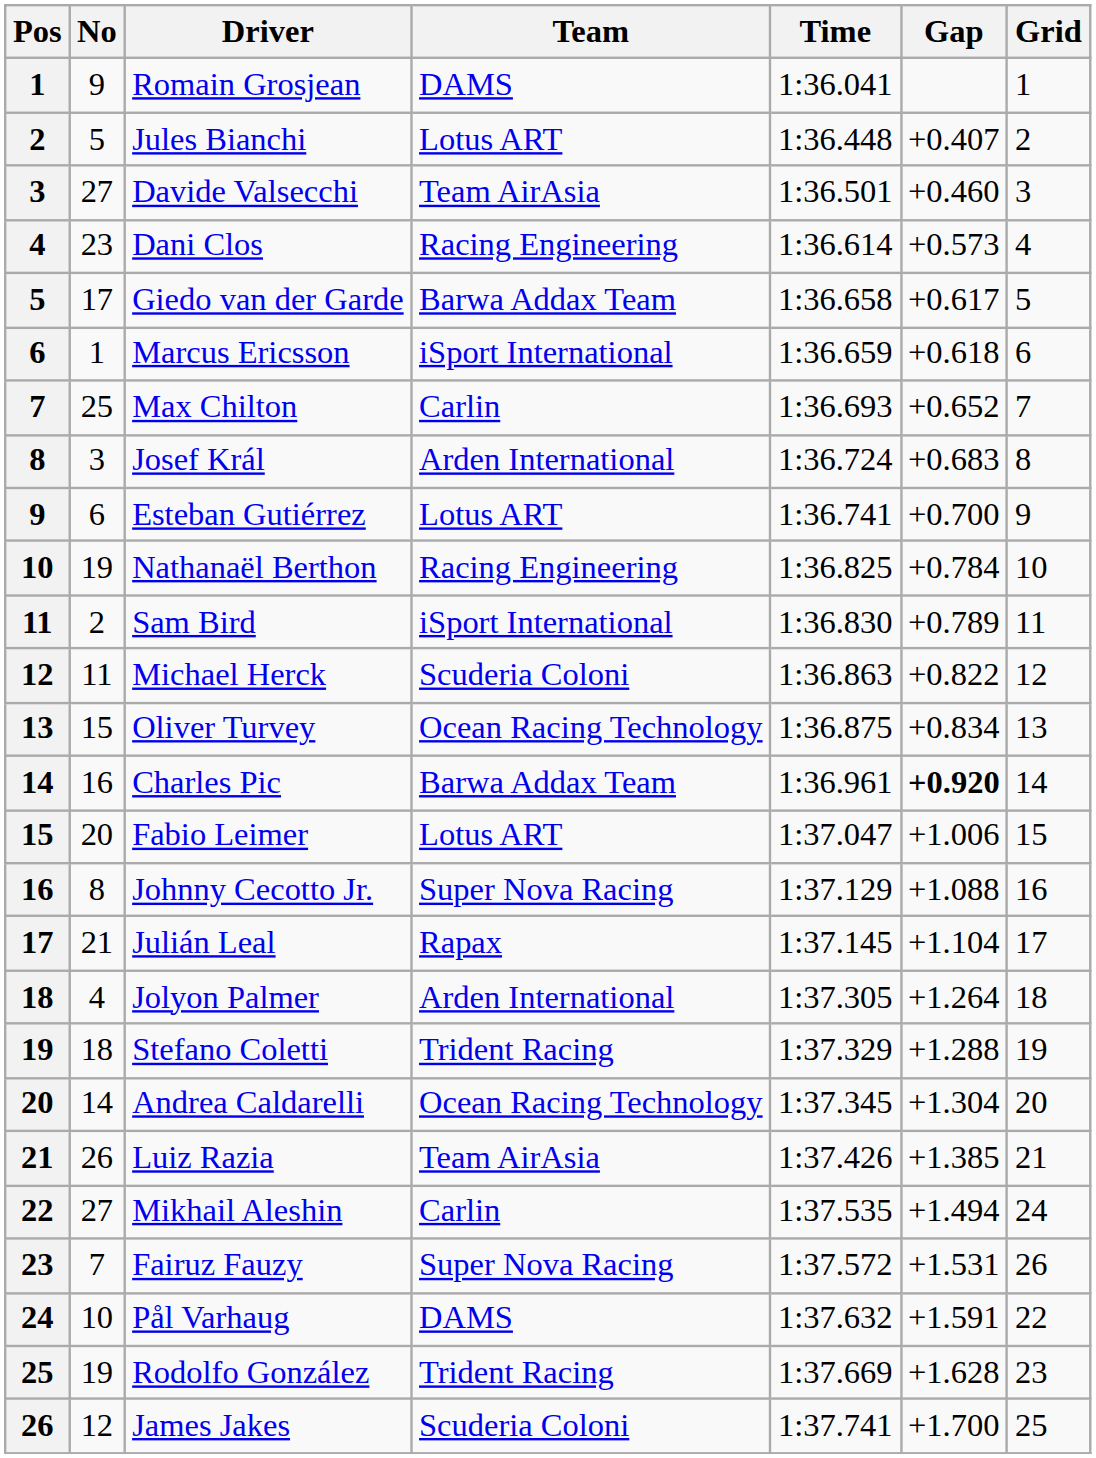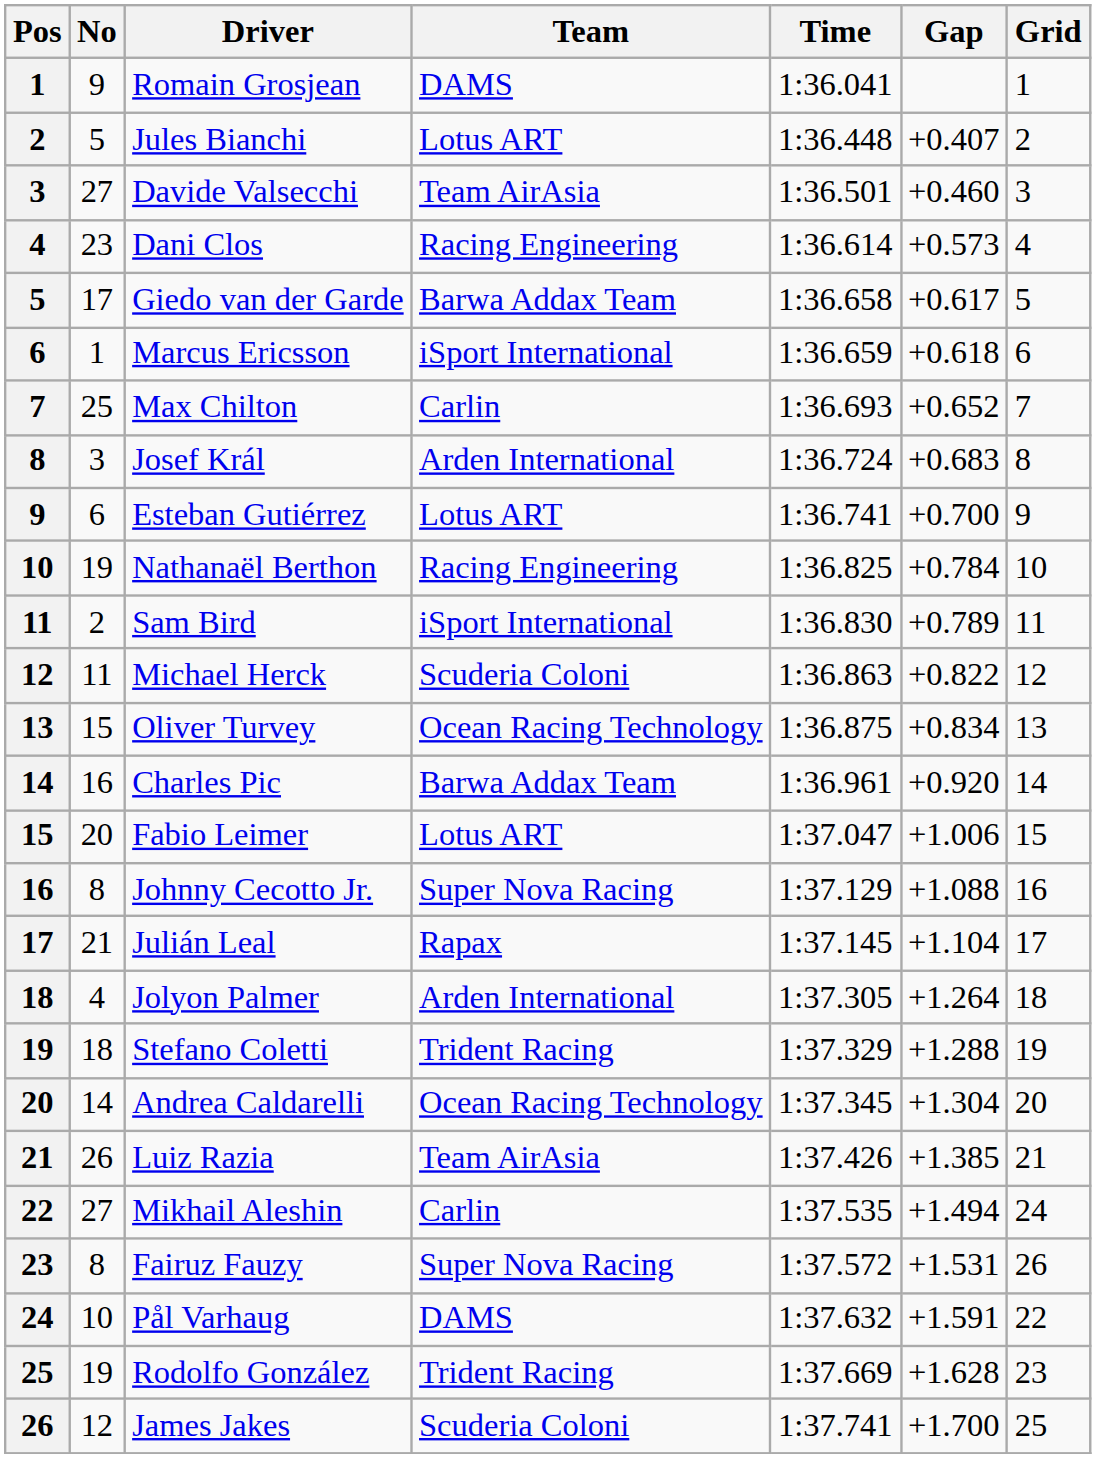(954, 781) bold -> (954, 781) normal
(97, 1264) 7 -> (97, 1264) 8
